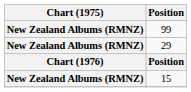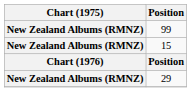rows swapped: (166, 78) <-> (166, 45)
